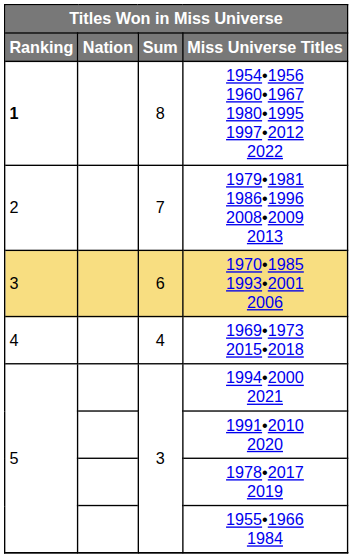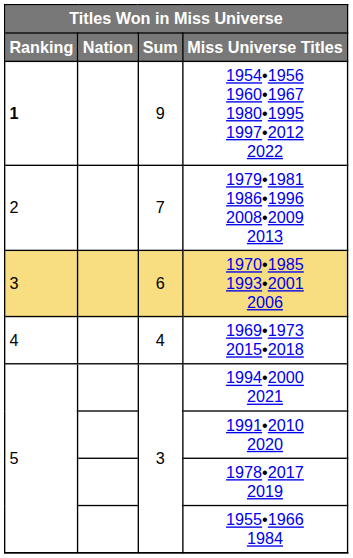(160, 113) 8 -> (160, 113) 9
